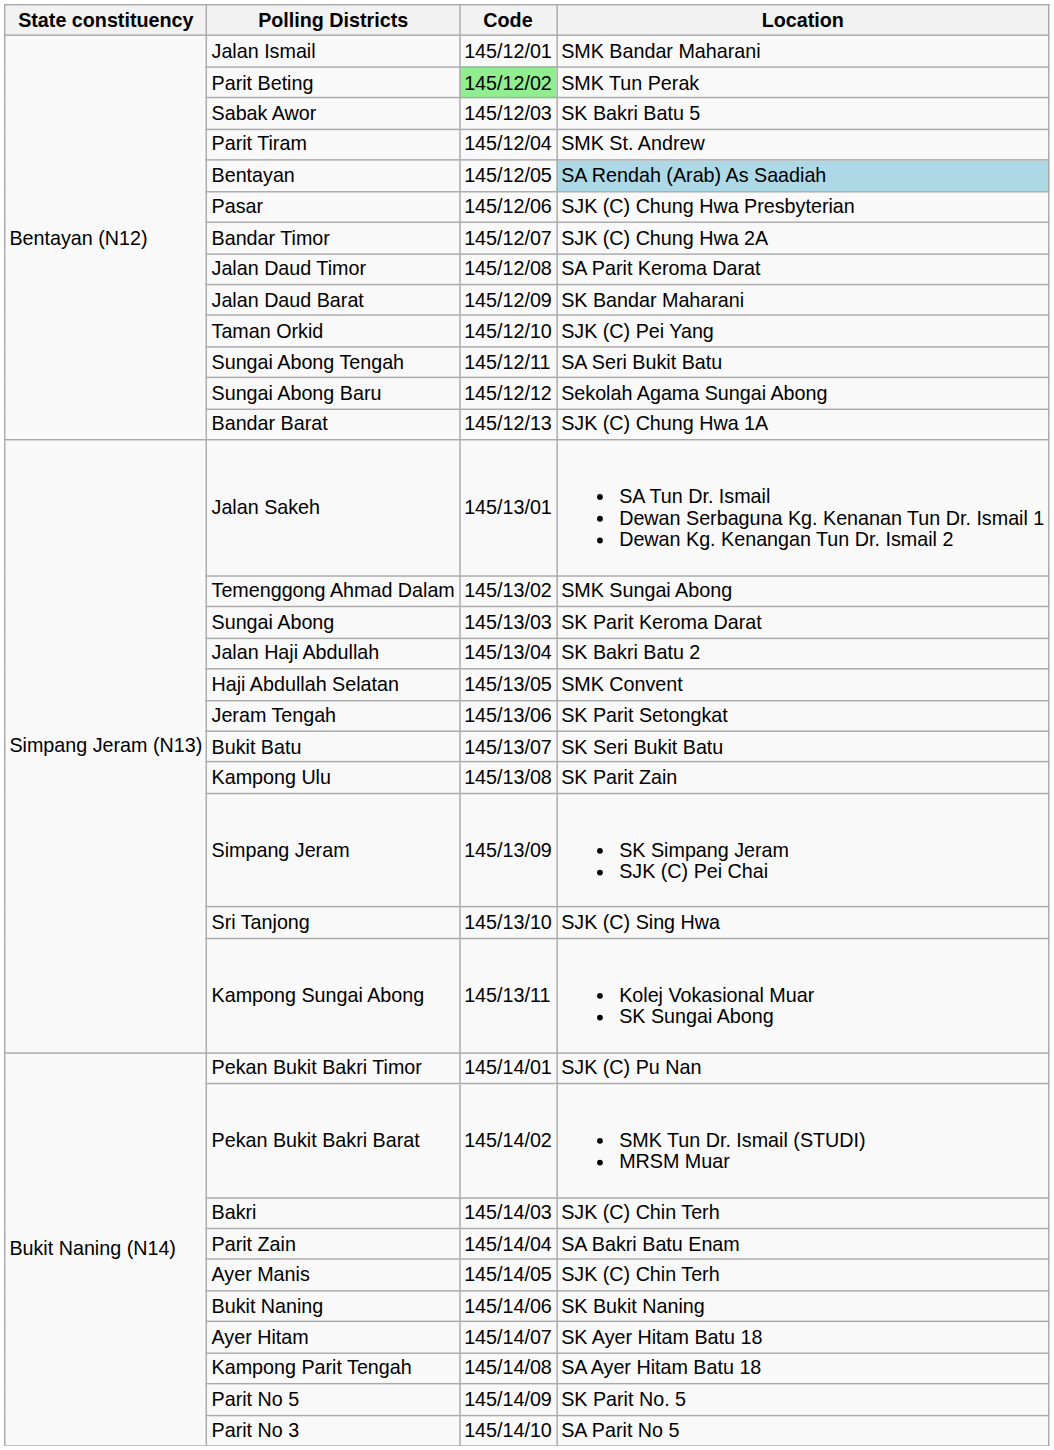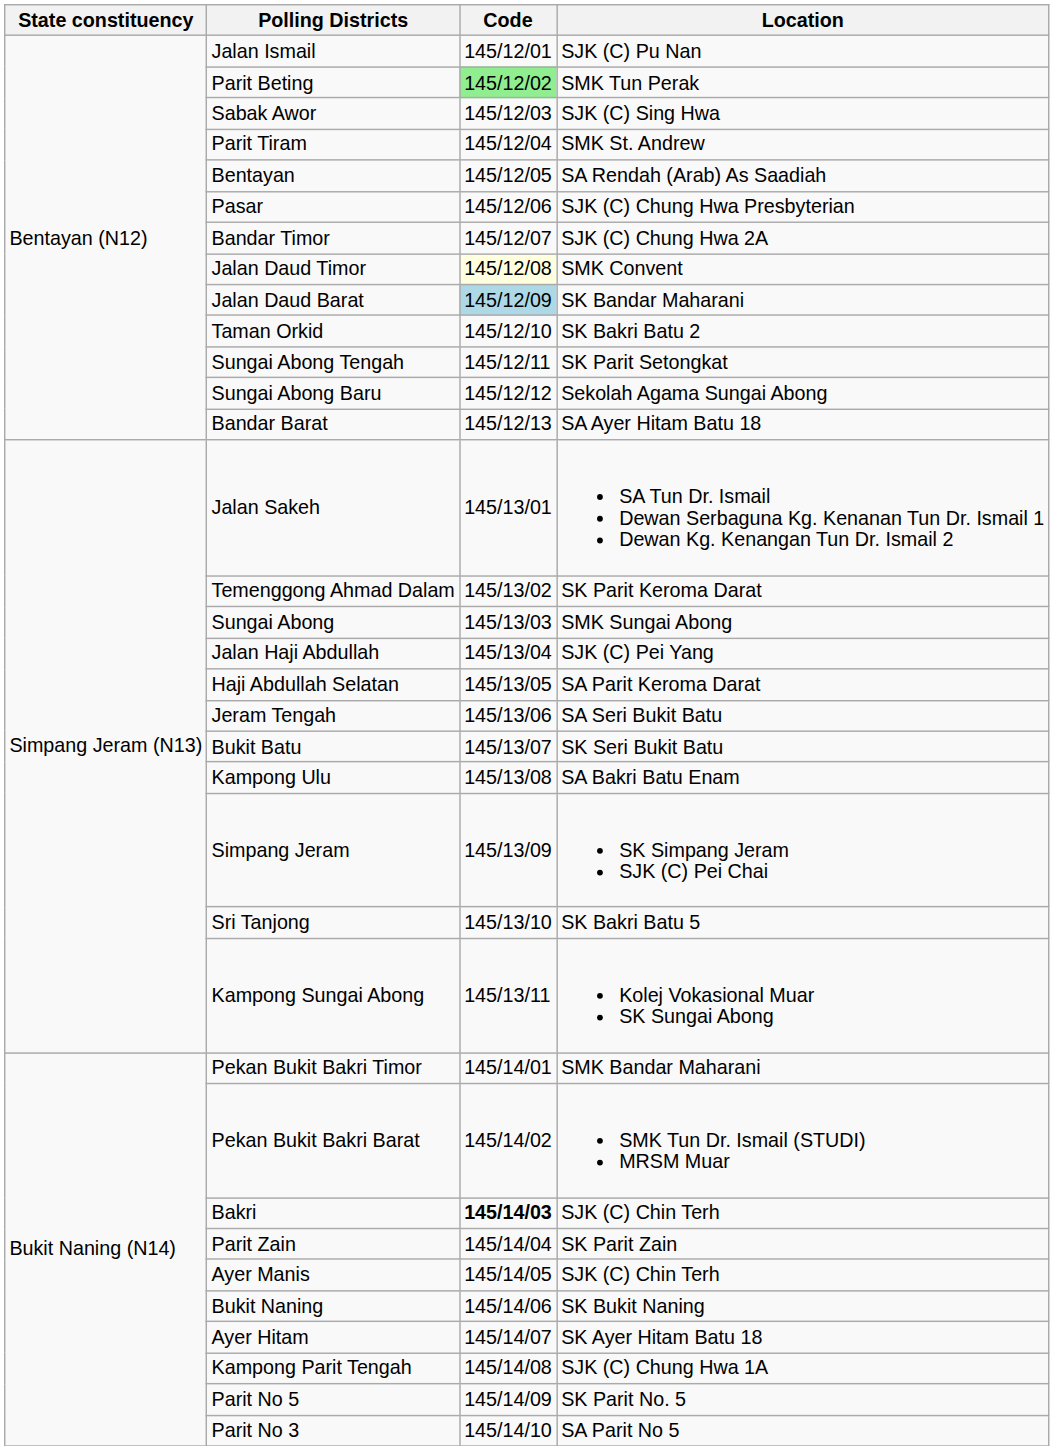(661, 51) SMK Bandar Maharani -> (631, 51) SJK (C) Pu Nan
(631, 113) SK Bakri Batu 5 -> (641, 113) SJK (C) Sing Hwa
(694, 175) lightblue background -> (694, 175) no background
(508, 269) no background -> (508, 269) lightyellow background
(661, 269) SA Parit Keroma Darat -> (622, 269) SMK Convent
(508, 300) no background -> (508, 300) lightblue background
(637, 331) SJK (C) Pei Yang -> (631, 331) SK Bakri Batu 2
(642, 362) SA Seri Bukit Batu -> (644, 362) SK Parit Setongkat
(665, 424) SJK (C) Chung Hwa 1A -> (661, 424) SA Ayer Hitam Batu 18
(647, 591) SMK Sungai Abong -> (661, 591) SK Parit Keroma Darat
(661, 622) SK Parit Keroma Darat -> (647, 622) SMK Sungai Abong
(631, 653) SK Bakri Batu 2 -> (637, 653) SJK (C) Pei Yang
(622, 684) SMK Convent -> (661, 684) SA Parit Keroma Darat
(644, 715) SK Parit Setongkat -> (642, 715) SA Seri Bukit Batu
(619, 777) SK Parit Zain -> (650, 777) SA Bakri Batu Enam
(641, 922) SJK (C) Sing Hwa -> (631, 922) SK Bakri Batu 5
(631, 1067) SJK (C) Pu Nan -> (661, 1067) SMK Bandar Maharani
(508, 1213) normal -> (508, 1213) bold
(650, 1244) SA Bakri Batu Enam -> (619, 1244) SK Parit Zain
(661, 1368) SA Ayer Hitam Batu 18 -> (665, 1368) SJK (C) Chung Hwa 1A
